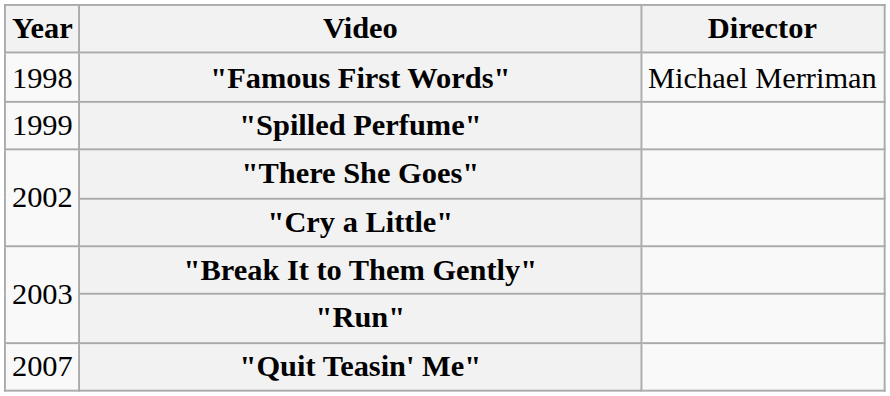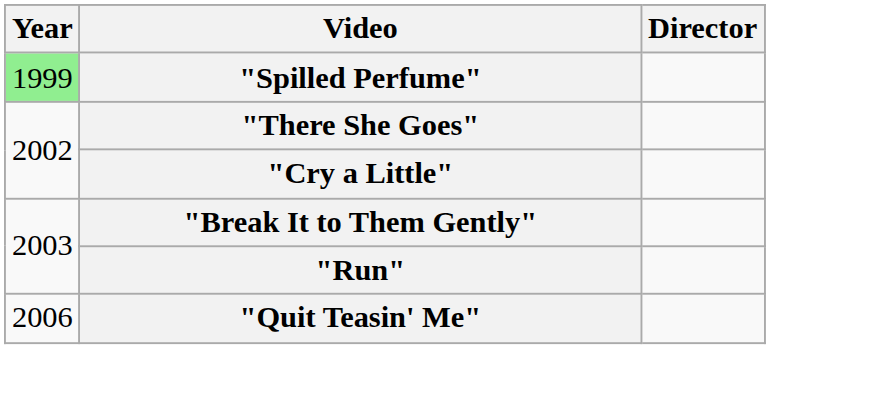- row: (360, 76)
(42, 125) no background -> (42, 76) lightgreen background
(42, 366) 2007 -> (42, 317) 2006
